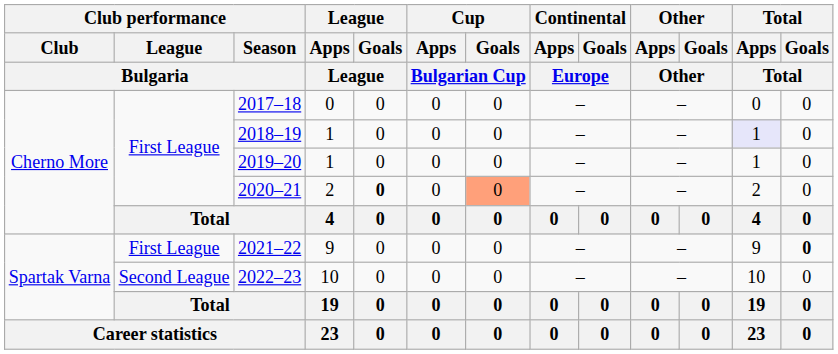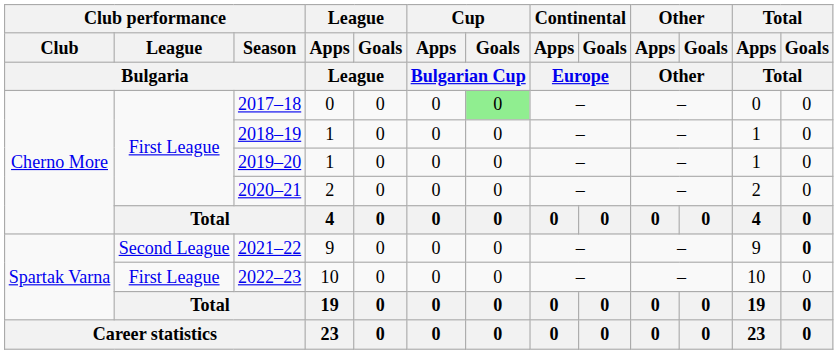(498, 104) no background -> (498, 104) lightgreen background
(756, 133) lavender background -> (756, 133) no background
(380, 190) bold -> (380, 190) normal
(498, 190) lightsalmon background -> (498, 190) no background
(174, 248) First League -> (174, 248) Second League
(174, 276) Second League -> (174, 276) First League
